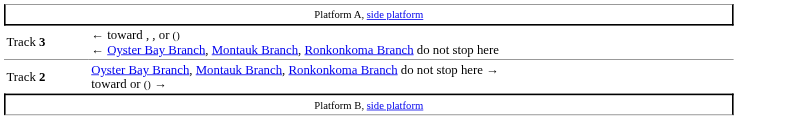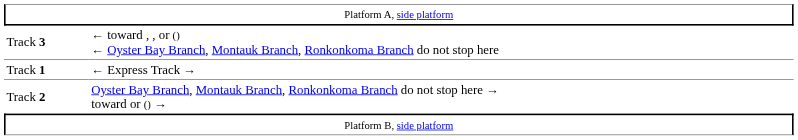+ row: (26, 69)
